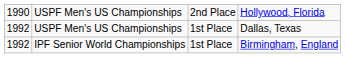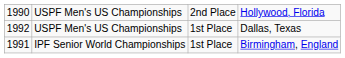(18, 45) 1992 -> (18, 45) 1991
